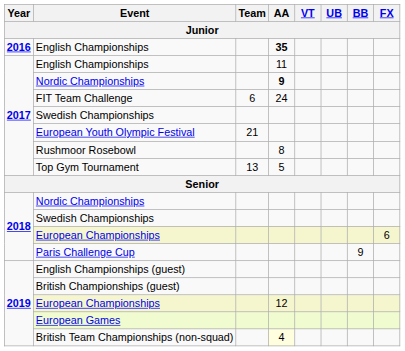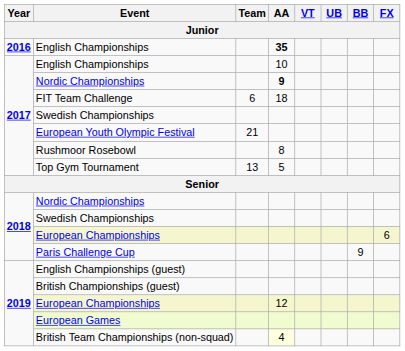(282, 64) 11 -> (282, 64) 10
(282, 99) 24 -> (282, 99) 18
